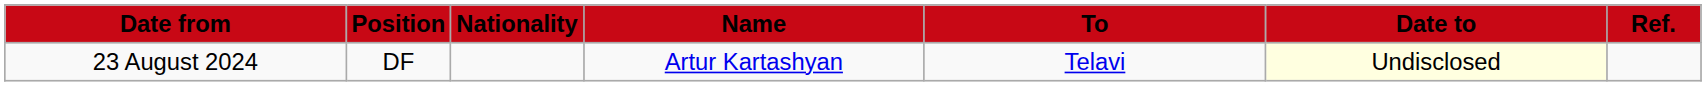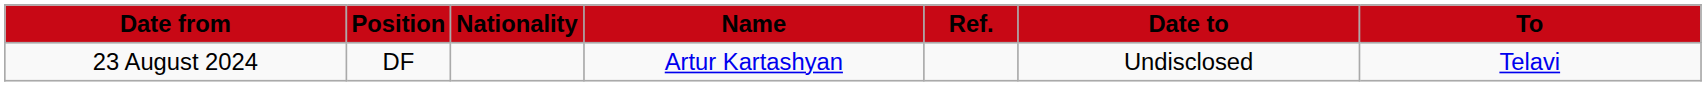columns swapped: (1095, 24) <-> (1654, 24)
(1436, 62) lightyellow background -> (1189, 62) no background
